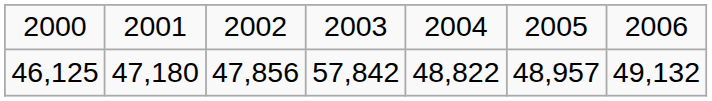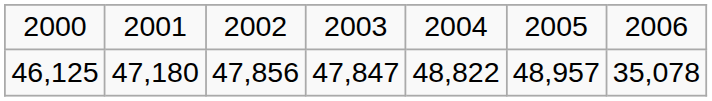(356, 72) 57,842 -> (356, 72) 47,847
(656, 72) 49,132 -> (656, 72) 35,078
